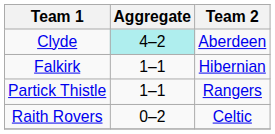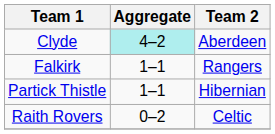(232, 66) Hibernian -> (232, 66) Rangers
(232, 91) Rangers -> (232, 91) Hibernian
